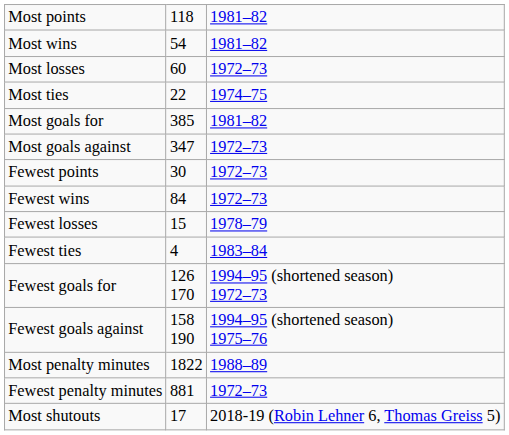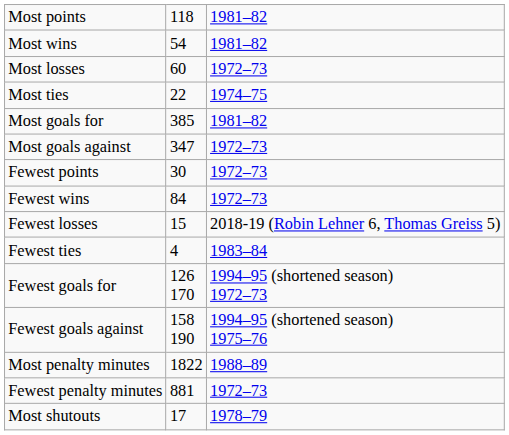(239, 224) 1978–79 -> (355, 224) 2018-19 (Robin Lehner 6, Thomas Greiss 5)
(355, 416) 2018-19 (Robin Lehner 6, Thomas Greiss 5) -> (239, 416) 1978–79
